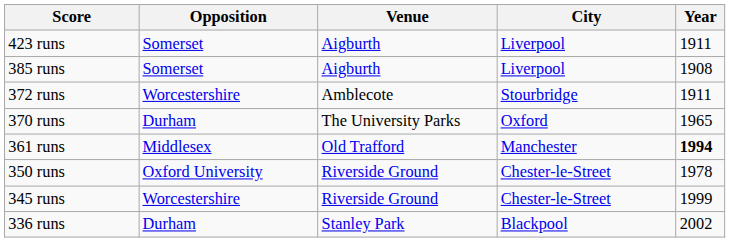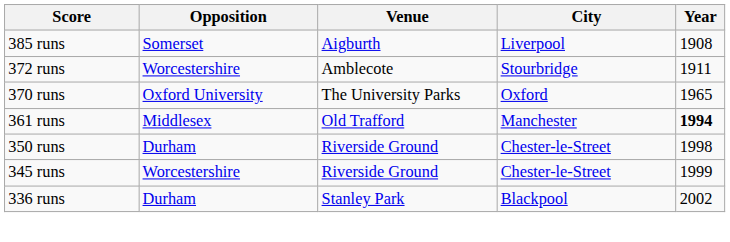- row: (37, 43)
(169, 120) Durham -> (203, 95) Oxford University
(203, 172) Oxford University -> (169, 146) Durham
(696, 172) 1978 -> (696, 146) 1998
